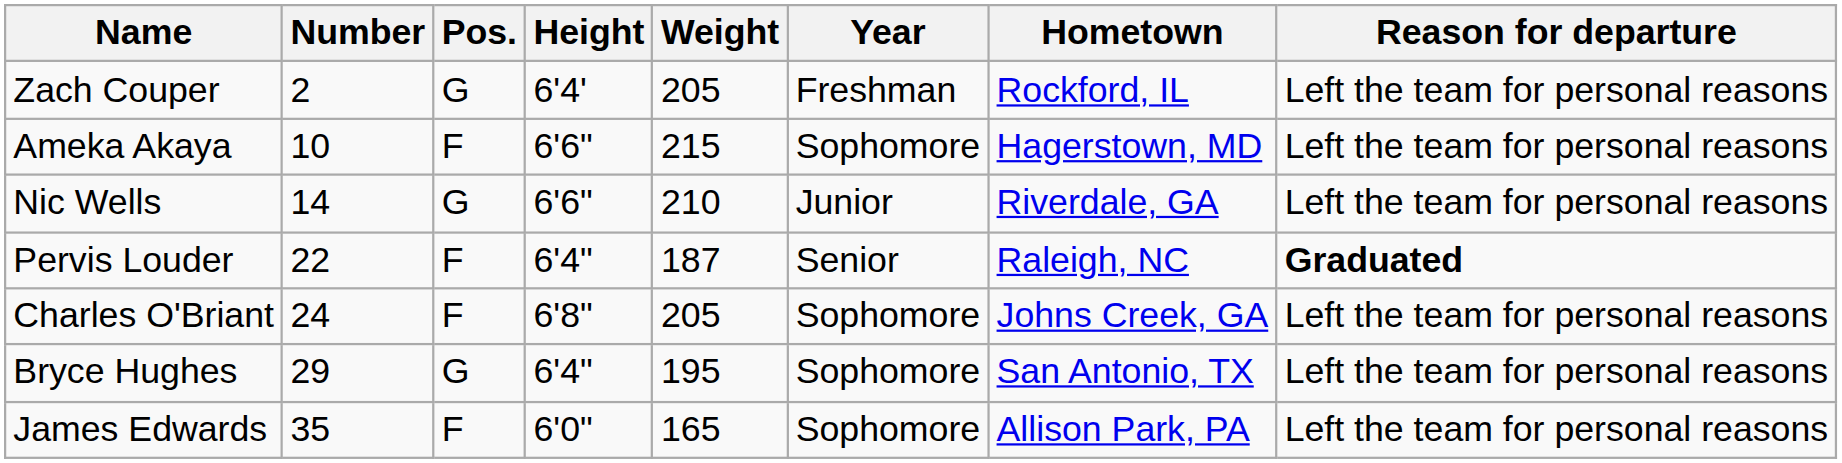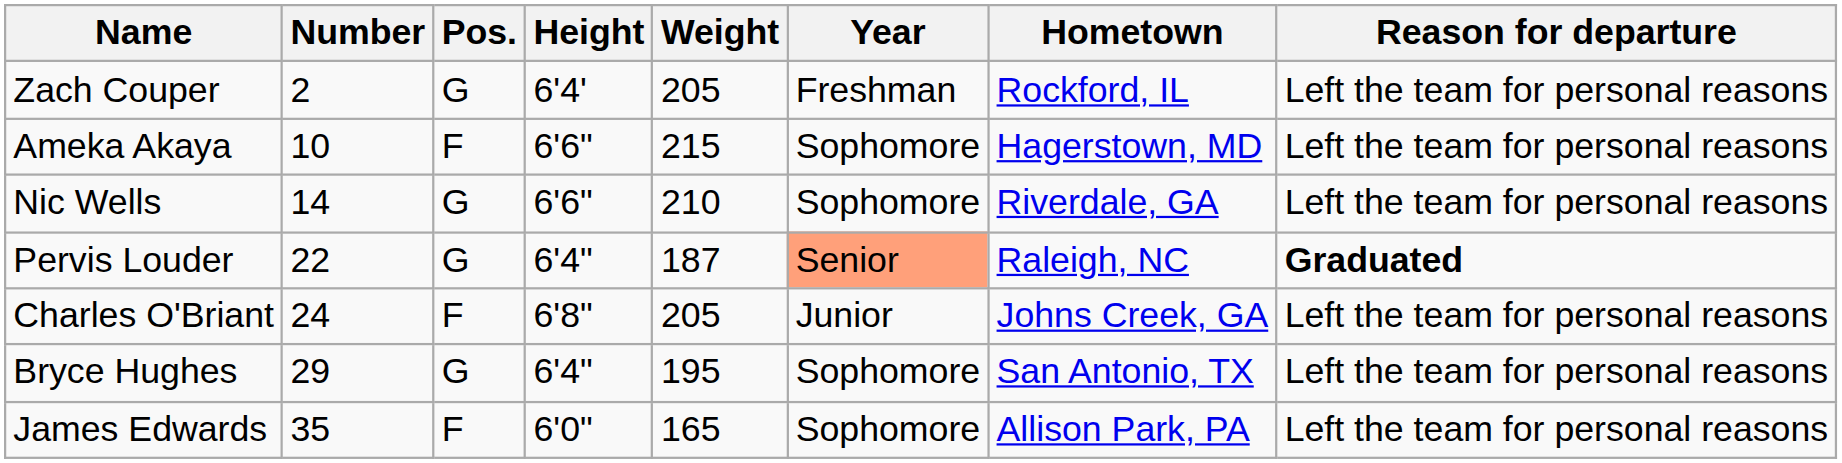(844, 202) Junior -> (888, 202) Sophomore
(453, 259) F -> (456, 259) G
(847, 259) no background -> (847, 259) lightsalmon background
(888, 315) Sophomore -> (844, 315) Junior
